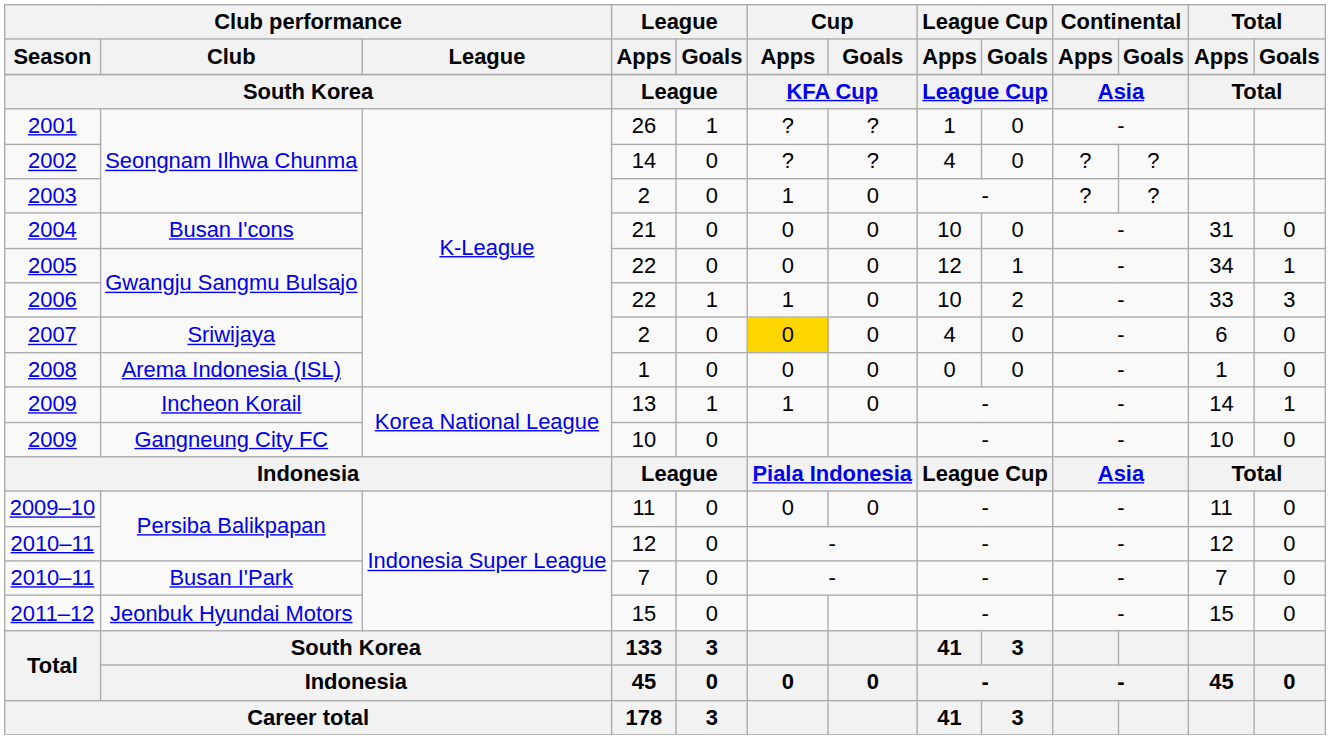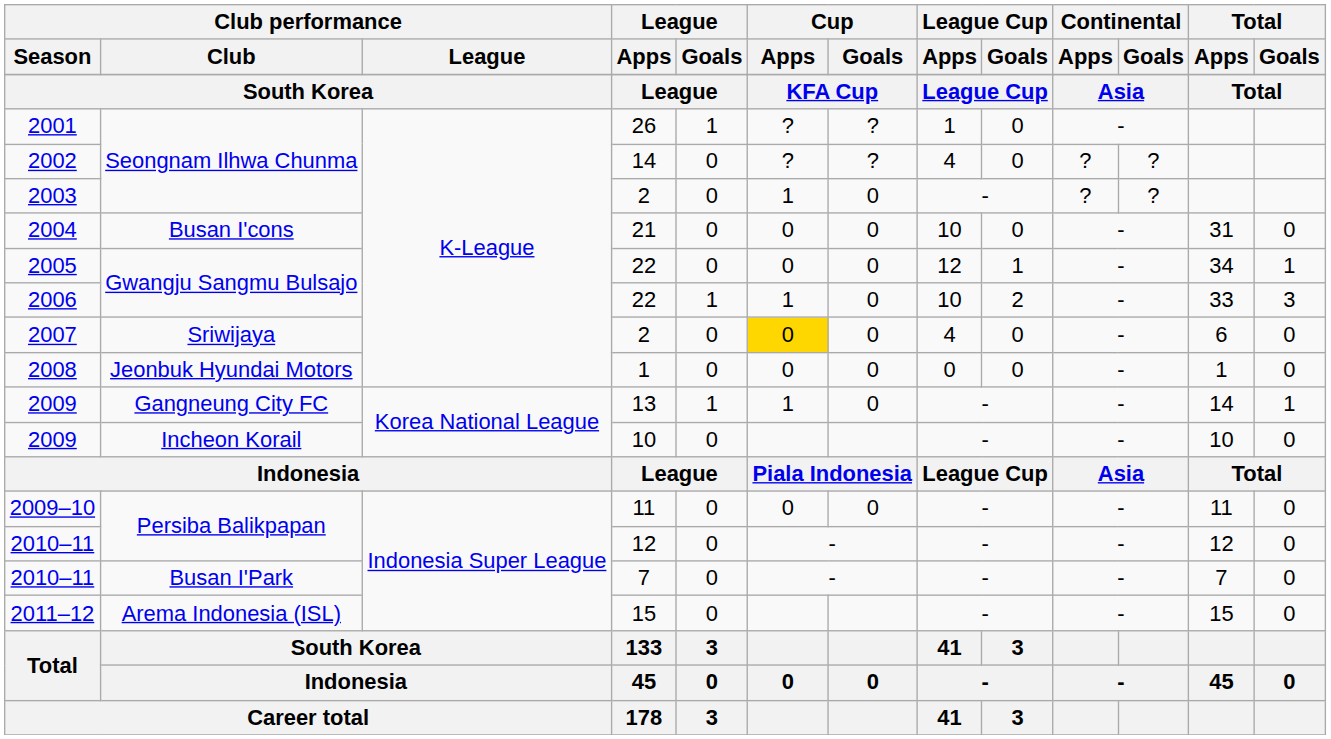(231, 369) Arema Indonesia (ISL) -> (231, 369) Jeonbuk Hyundai Motors
(231, 404) Incheon Korail -> (231, 404) Gangneung City FC
(231, 439) Gangneung City FC -> (231, 439) Incheon Korail
(231, 612) Jeonbuk Hyundai Motors -> (231, 612) Arema Indonesia (ISL)
